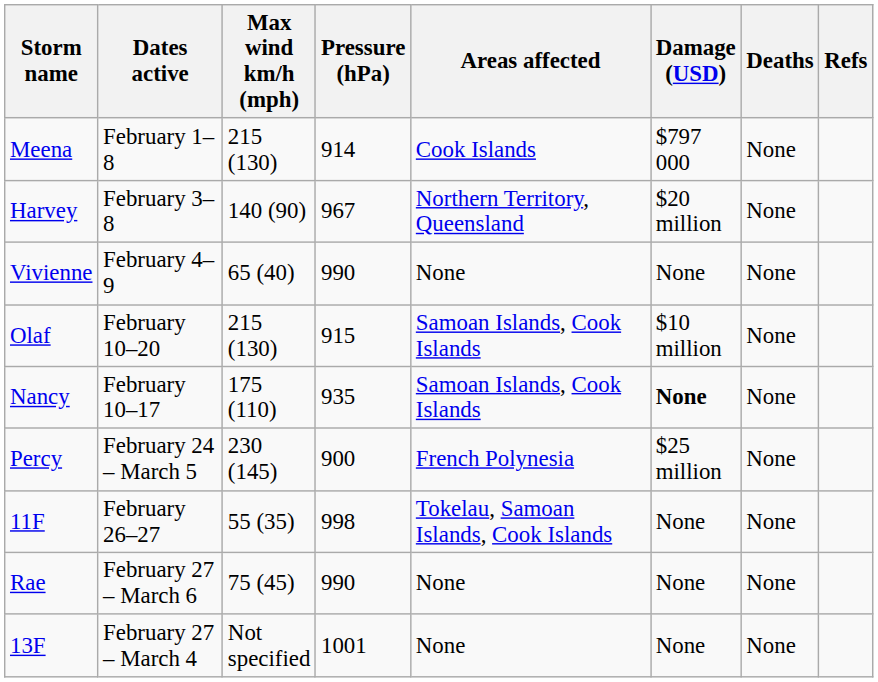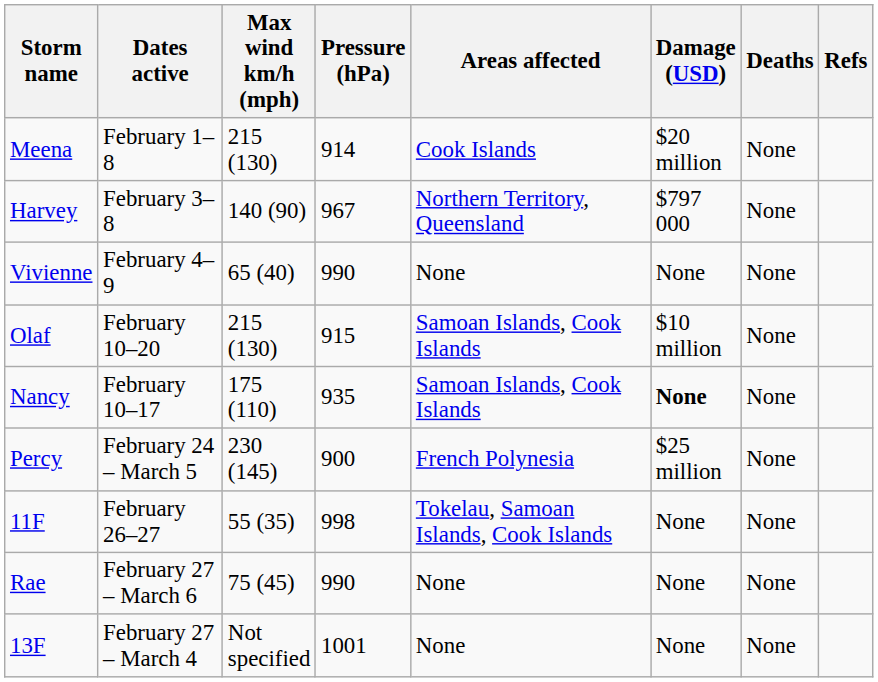(679, 149) $797 000 -> (689, 149) $20 million
(689, 211) $20 million -> (679, 211) $797 000
